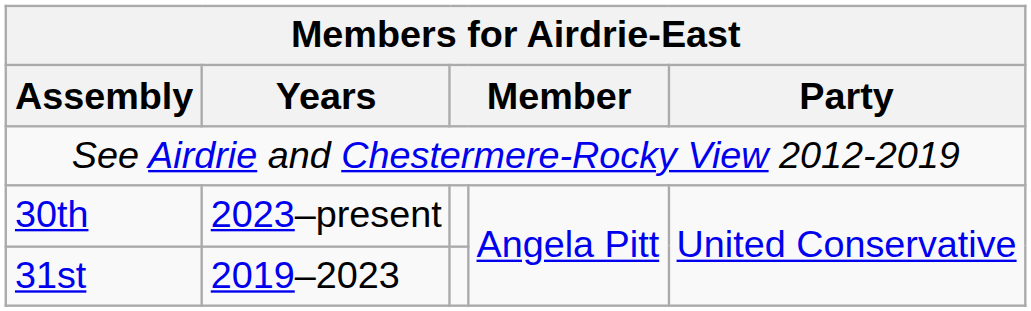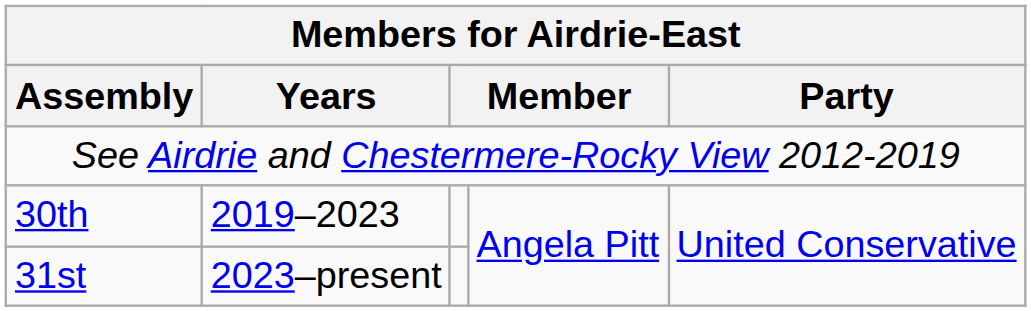(326, 214) 2023–present -> (305, 214) 2019–2023
(305, 274) 2019–2023 -> (326, 274) 2023–present
